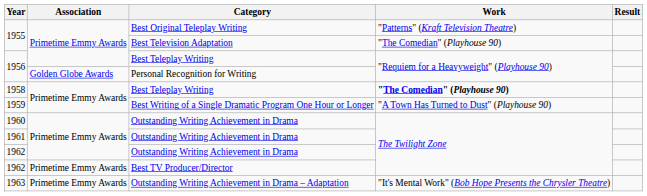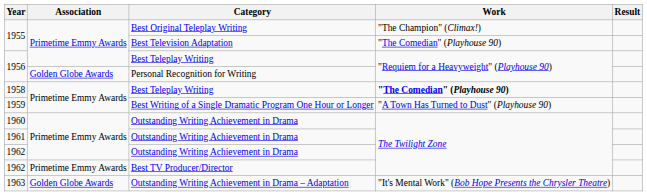(447, 27) "Patterns" (Kraft Television Theatre) -> (430, 27) "The Champion" (Climax!)
(78, 183) Primetime Emmy Awards -> (71, 183) Golden Globe Awards
